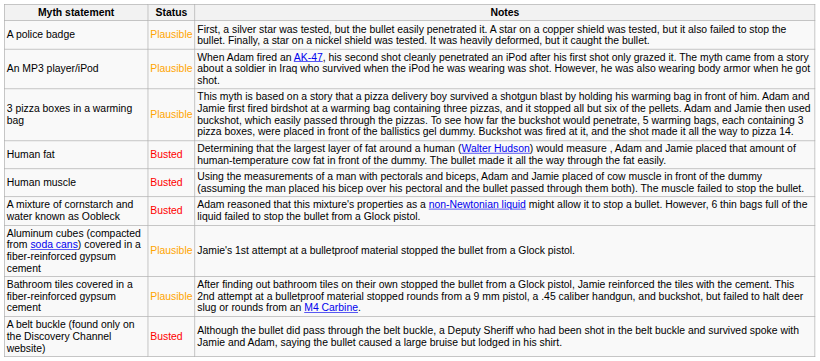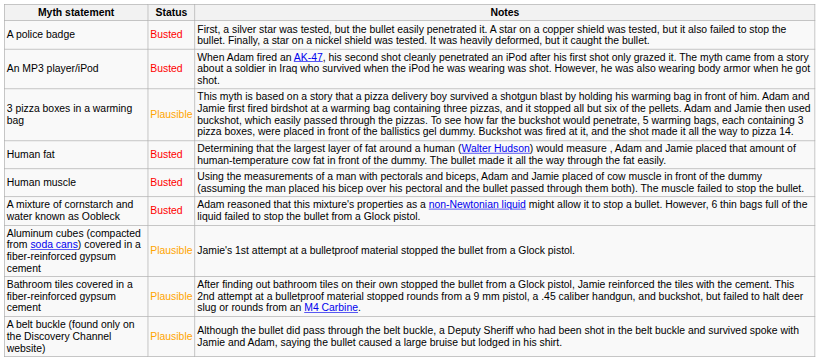(171, 35) Plausible -> (166, 35) Busted
(171, 69) Plausible -> (166, 69) Busted
(166, 336) Busted -> (171, 336) Plausible
